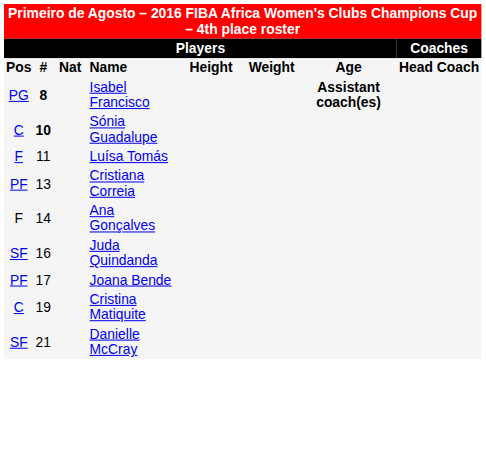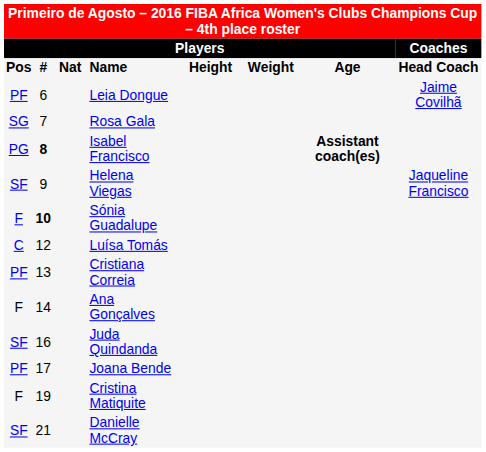+ row: (129, 95)
+ row: (122, 122)
+ row: (111, 184)
(19, 129) C -> (19, 218) F
(19, 156) F -> (19, 245) C
(43, 156) 11 -> (43, 245) 12
(19, 307) C -> (19, 396) F
